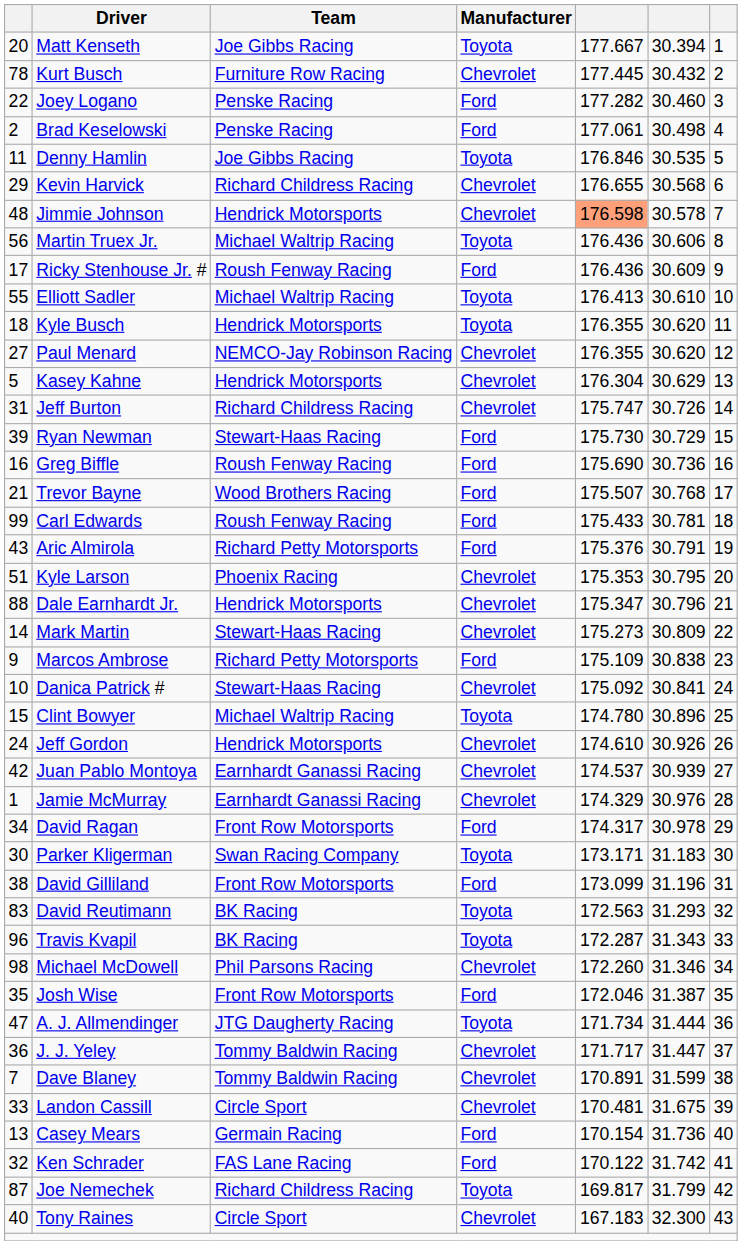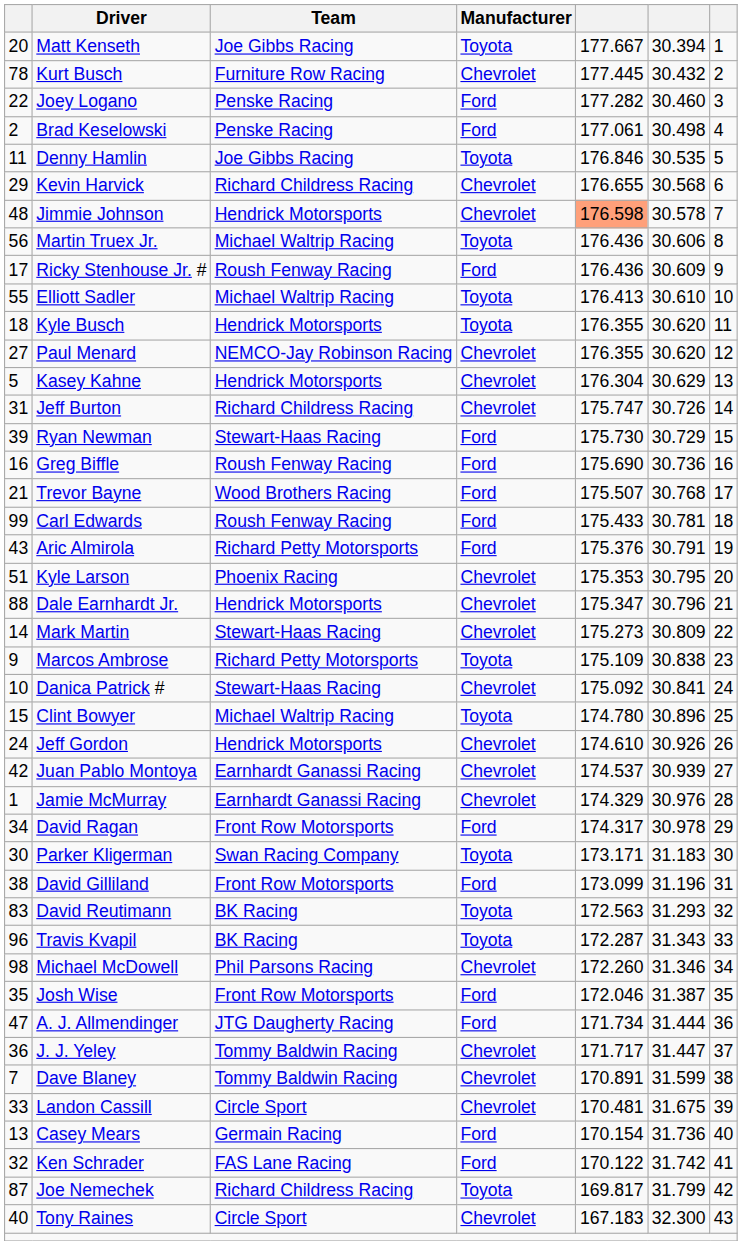(479, 660) Ford -> (486, 660) Toyota
(486, 1023) Toyota -> (479, 1023) Ford
